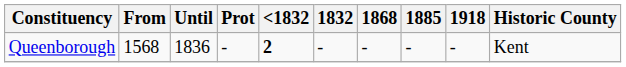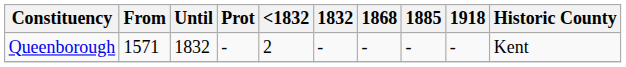(141, 47) 1568 -> (141, 47) 1571
(192, 47) 1836 -> (192, 47) 1832
(268, 47) bold -> (268, 47) normal
